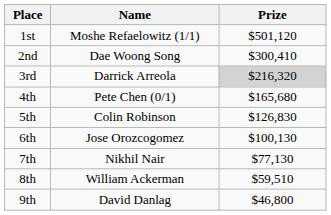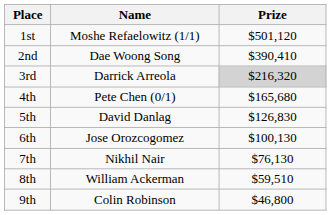(272, 55) $300,410 -> (272, 55) $390,410
(135, 117) Colin Robinson -> (135, 117) David Danlag
(272, 158) $77,130 -> (272, 158) $76,130
(135, 199) David Danlag -> (135, 199) Colin Robinson
